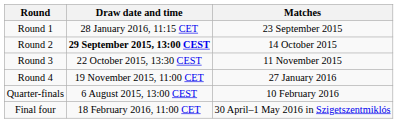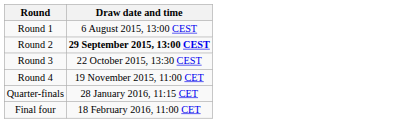- column: (303, 12)
(139, 28) 28 January 2016, 11:15 CET -> (139, 28) 6 August 2015, 13:00 CEST
(139, 93) 6 August 2015, 13:00 CEST -> (139, 93) 28 January 2016, 11:15 CET
